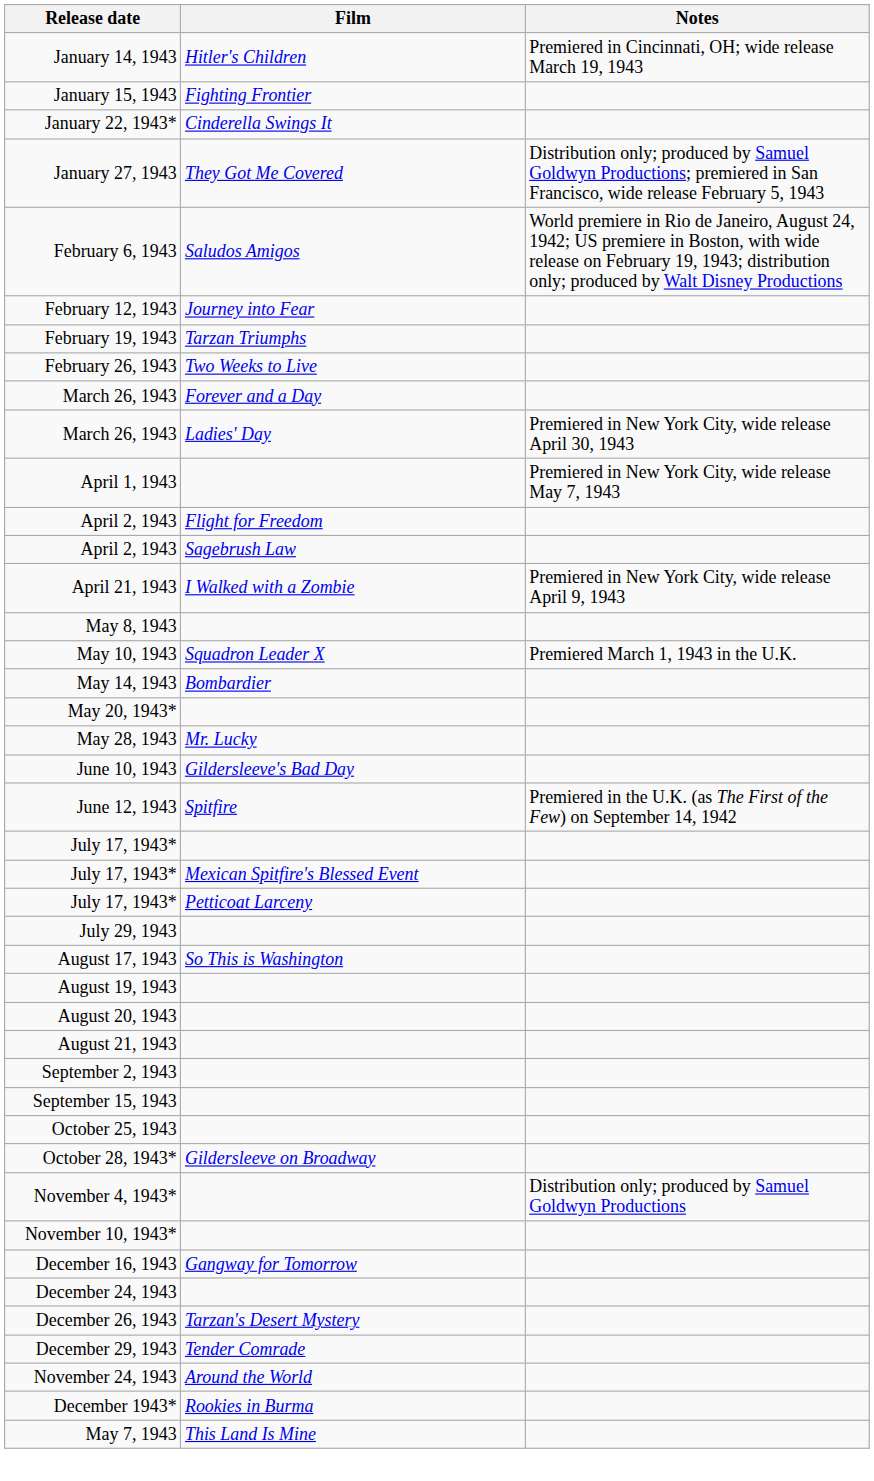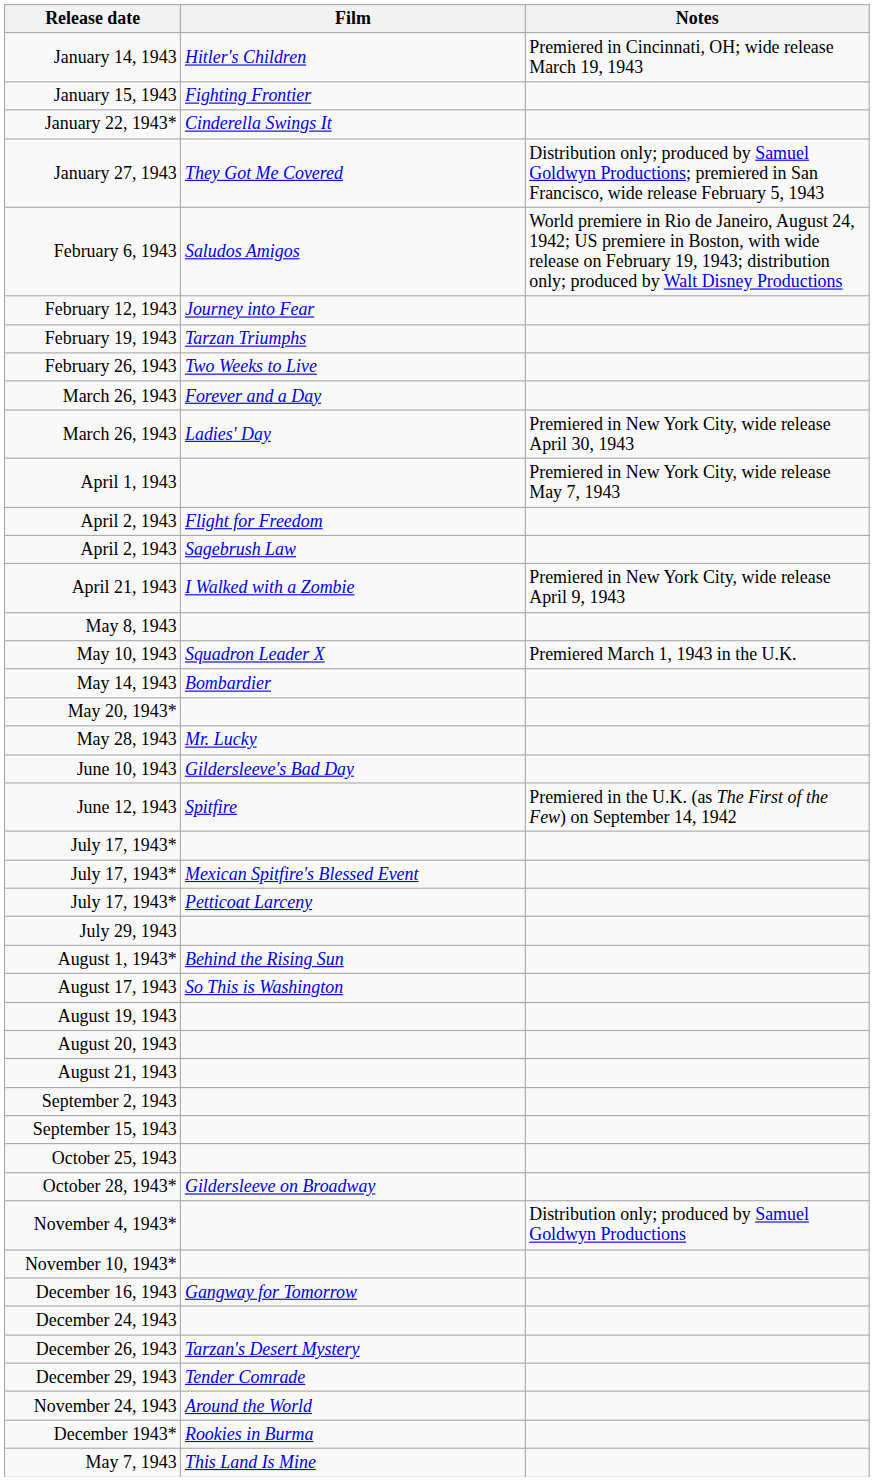+ row: (117, 959)
